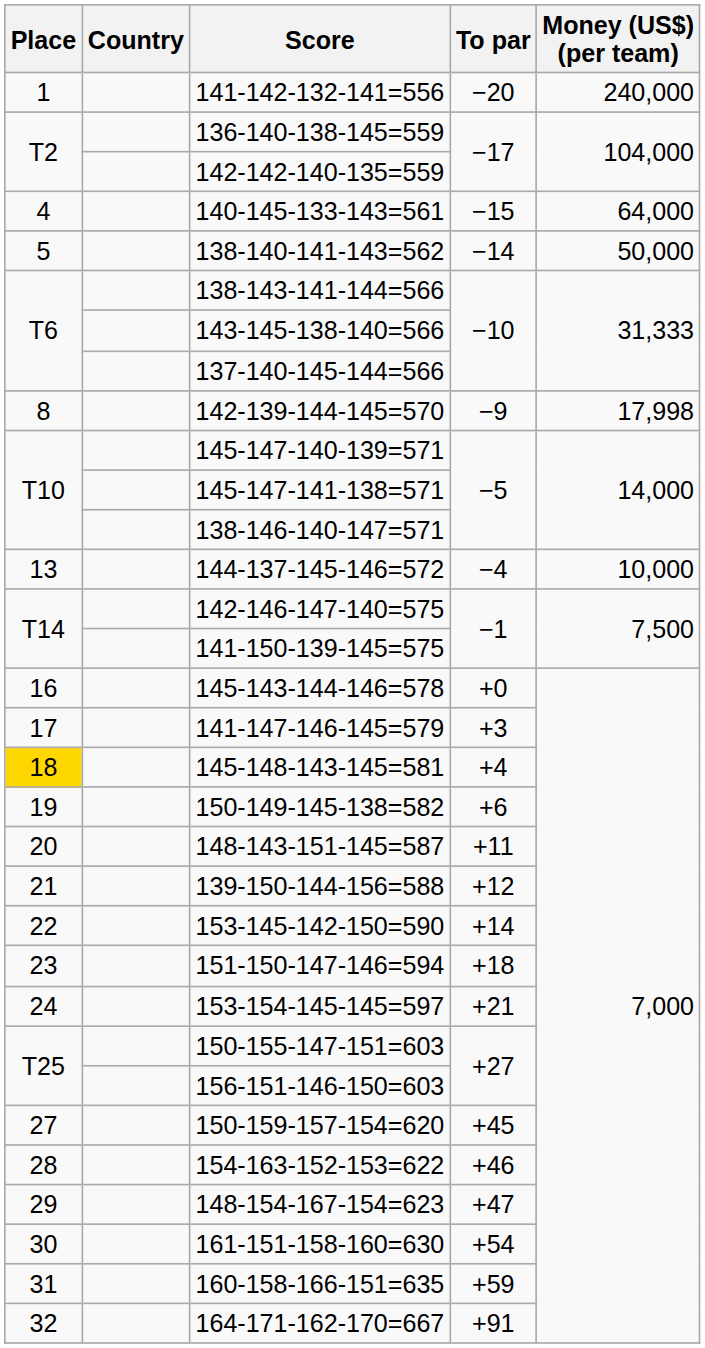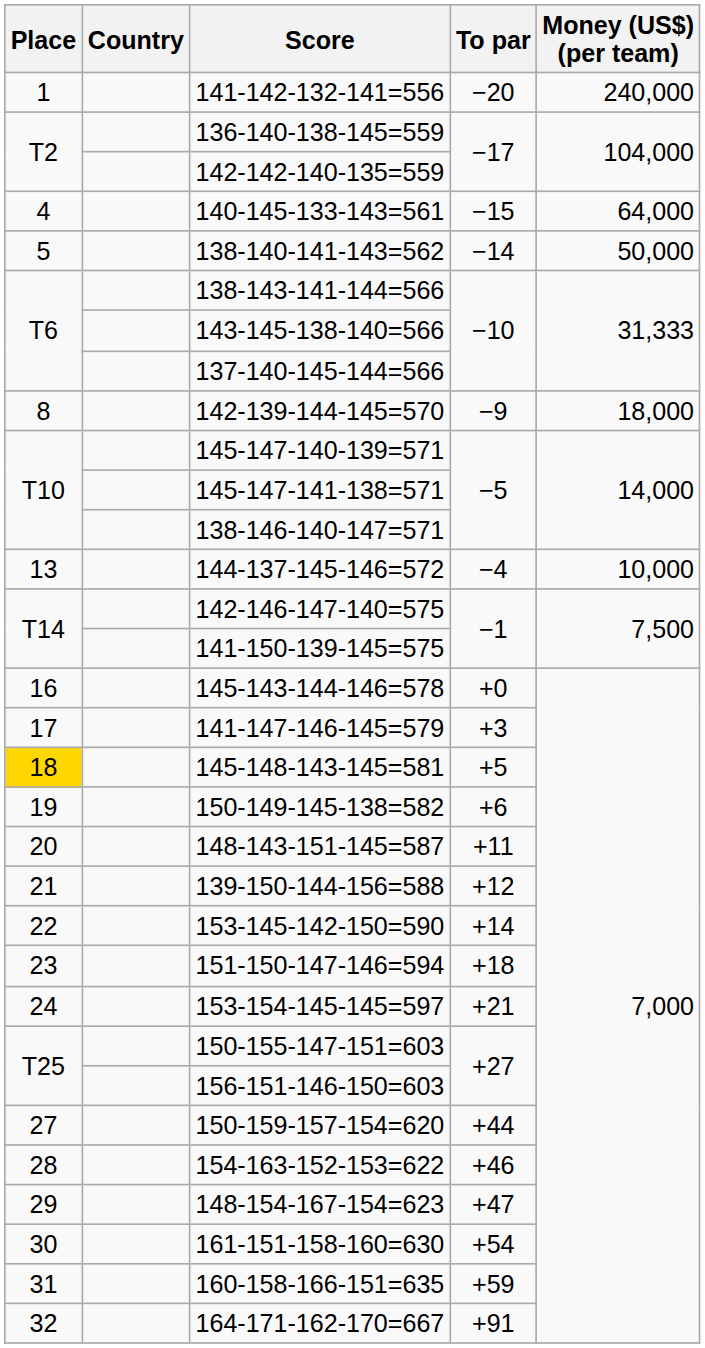(656, 410) 17,998 -> (656, 410) 18,000
(493, 768) +4 -> (493, 768) +5
(493, 1125) +45 -> (493, 1125) +44
